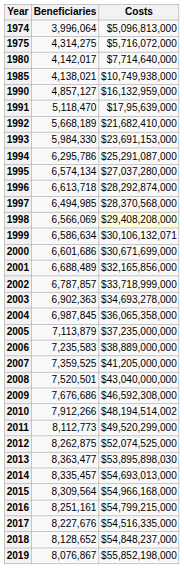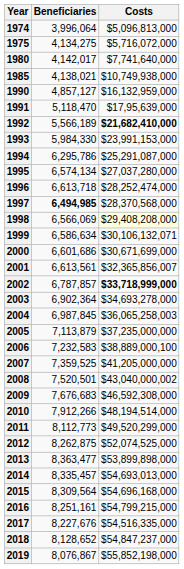(74, 44) 4,314,275 -> (74, 44) 4,134,275
(142, 60) $7,714,640,000 -> (142, 60) $7,741,640,000
(74, 124) 5,668,189 -> (74, 124) 5,566,189
(139, 124) normal -> (139, 124) bold
(139, 140) $23,691,153,000 -> (139, 140) $23,991,153,000
(139, 188) $28,292,874,000 -> (139, 188) $28,252,474,000
(74, 204) normal -> (74, 204) bold
(74, 268) 6,688,489 -> (74, 268) 6,613,561
(139, 268) $32,165,856,000 -> (139, 268) $32,365,856,007
(139, 284) normal -> (139, 284) bold
(74, 300) 6,902,363 -> (74, 300) 6,902,364
(139, 316) $36,065,358,000 -> (139, 316) $36,065,258,003
(74, 348) 7,235,583 -> (74, 348) 7,232,583
(139, 348) $38,889,000,000 -> (139, 348) $38,889,000,100
(139, 380) $43,040,000,000 -> (139, 380) $43,040,000,002
(74, 396) 7,676,686 -> (74, 396) 7,676,683
(139, 412) $48,194,514,002 -> (139, 412) $48,194,514,000
(139, 460) $53,895,898,030 -> (139, 460) $53,899,898,000
(139, 492) $54,966,168,000 -> (139, 492) $54,696,168,000
(139, 540) $54,848,237,000 -> (139, 540) $54,847,237,000
